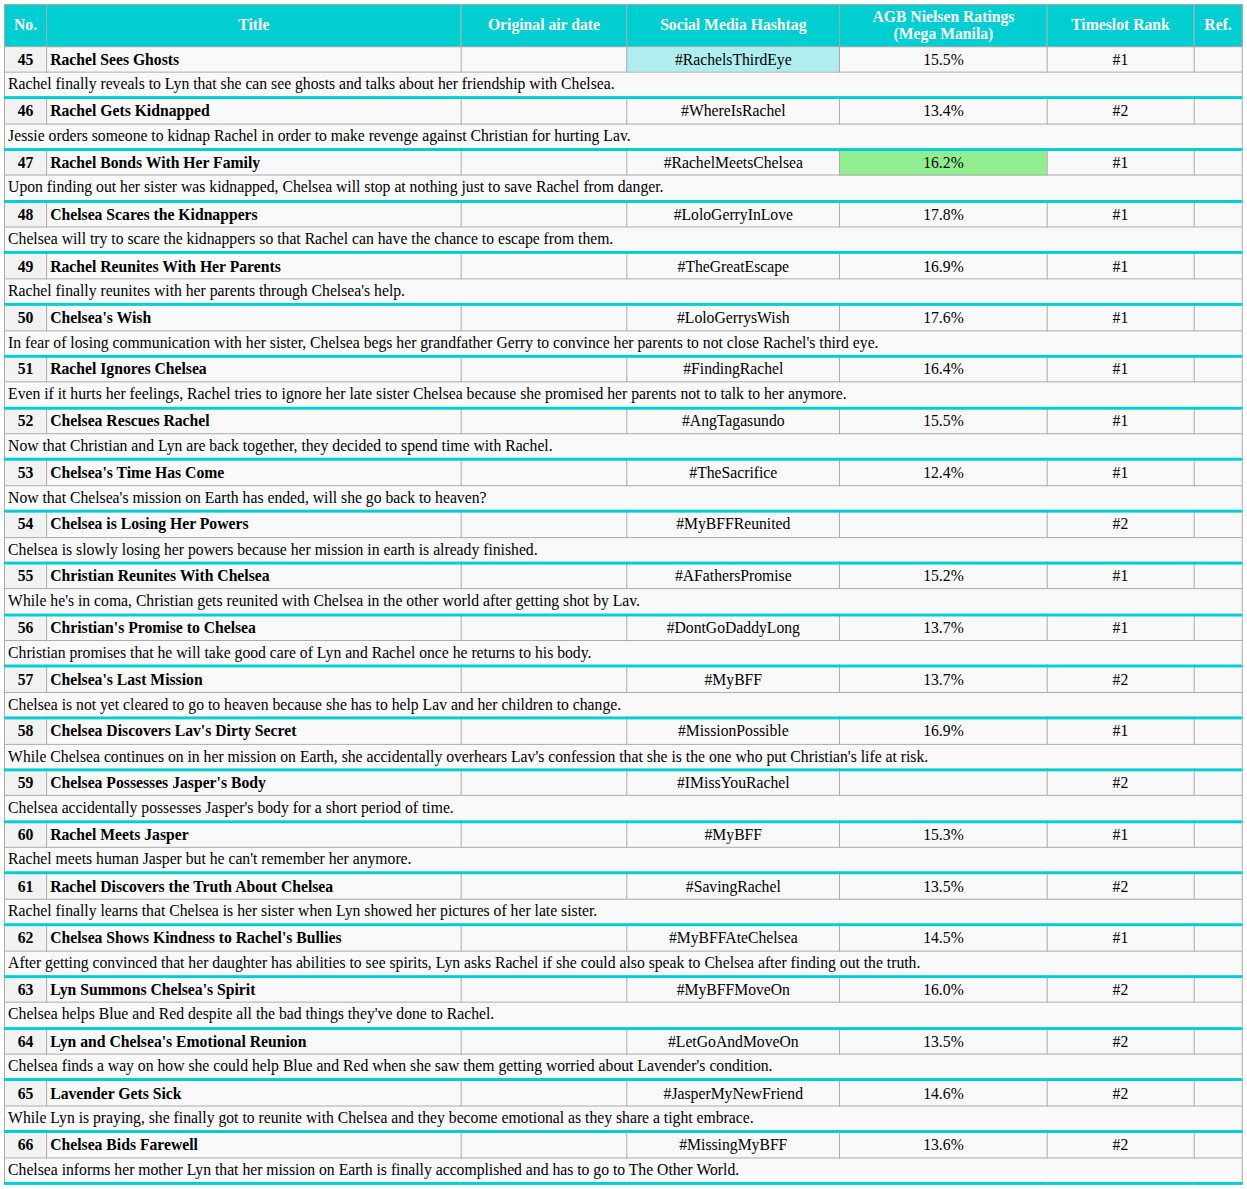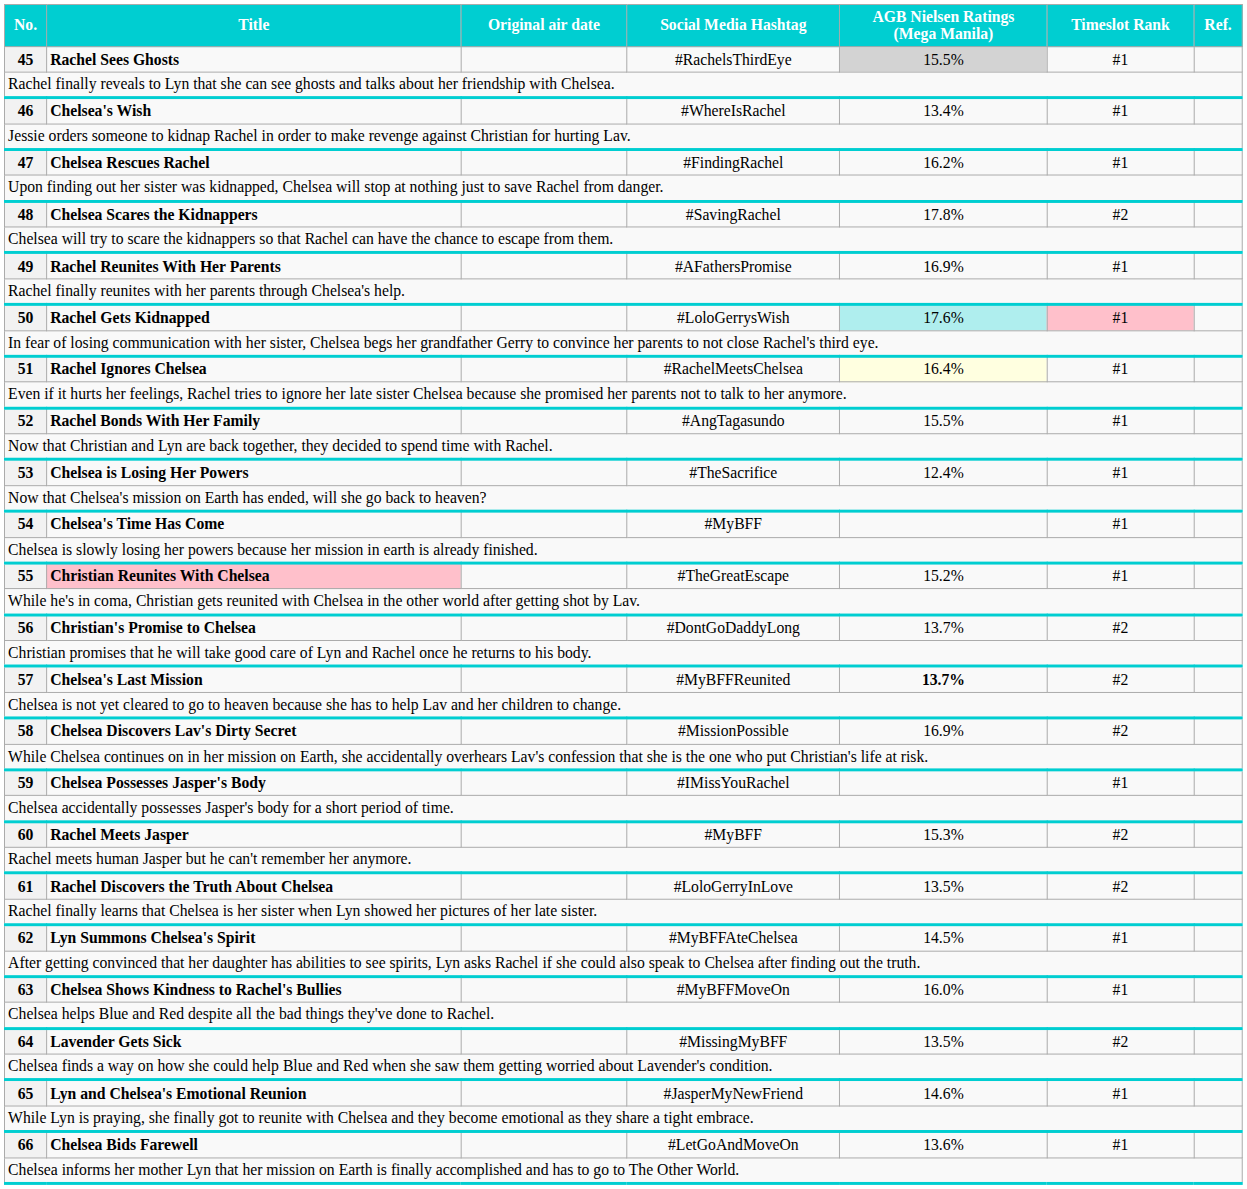(733, 59) paleturquoise background -> (733, 59) no background
(943, 59) no background -> (943, 59) lightgrey background
(130, 111) Rachel Gets Kidnapped -> (101, 111) Chelsea's Wish
(1120, 111) #2 -> (1120, 111) #1
(155, 162) Rachel Bonds With Her Family -> (130, 162) Chelsea Rescues Rachel
(733, 162) #RachelMeetsChelsea -> (733, 162) #FindingRachel
(943, 162) lightgreen background -> (943, 162) no background
(733, 214) #LoloGerryInLove -> (733, 214) #SavingRachel
(1120, 214) #1 -> (1120, 214) #2
(733, 266) #TheGreatEscape -> (733, 266) #AFathersPromise
(101, 317) Chelsea's Wish -> (130, 317) Rachel Gets Kidnapped
(943, 317) no background -> (943, 317) paleturquoise background
(1120, 317) no background -> (1120, 317) pink background
(733, 369) #FindingRachel -> (733, 369) #RachelMeetsChelsea
(943, 369) no background -> (943, 369) lightyellow background
(130, 421) Chelsea Rescues Rachel -> (155, 421) Rachel Bonds With Her Family
(137, 473) Chelsea's Time Has Come -> (149, 473) Chelsea is Losing Her Powers
(149, 524) Chelsea is Losing Her Powers -> (137, 524) Chelsea's Time Has Come
(733, 524) #MyBFFReunited -> (733, 524) #MyBFF
(1120, 524) #2 -> (1120, 524) #1
(160, 576) no background -> (160, 576) pink background
(733, 576) #AFathersPromise -> (733, 576) #TheGreatEscape
(1120, 628) #1 -> (1120, 628) #2
(733, 679) #MyBFF -> (733, 679) #MyBFFReunited
(943, 679) normal -> (943, 679) bold
(1120, 731) #1 -> (1120, 731) #2
(1120, 783) #2 -> (1120, 783) #1
(1120, 834) #1 -> (1120, 834) #2
(733, 886) #SavingRachel -> (733, 886) #LoloGerryInLove
(196, 938) Chelsea Shows Kindness to Rachel's Bullies -> (153, 938) Lyn Summons Chelsea's Spirit
(153, 989) Lyn Summons Chelsea's Spirit -> (196, 989) Chelsea Shows Kindness to Rachel's Bullies
(1120, 989) #2 -> (1120, 989) #1
(178, 1041) Lyn and Chelsea's Emotional Reunion -> (116, 1041) Lavender Gets Sick
(733, 1041) #LetGoAndMoveOn -> (733, 1041) #MissingMyBFF
(116, 1093) Lavender Gets Sick -> (178, 1093) Lyn and Chelsea's Emotional Reunion
(1120, 1093) #2 -> (1120, 1093) #1
(733, 1145) #MissingMyBFF -> (733, 1145) #LetGoAndMoveOn
(1120, 1145) #2 -> (1120, 1145) #1
